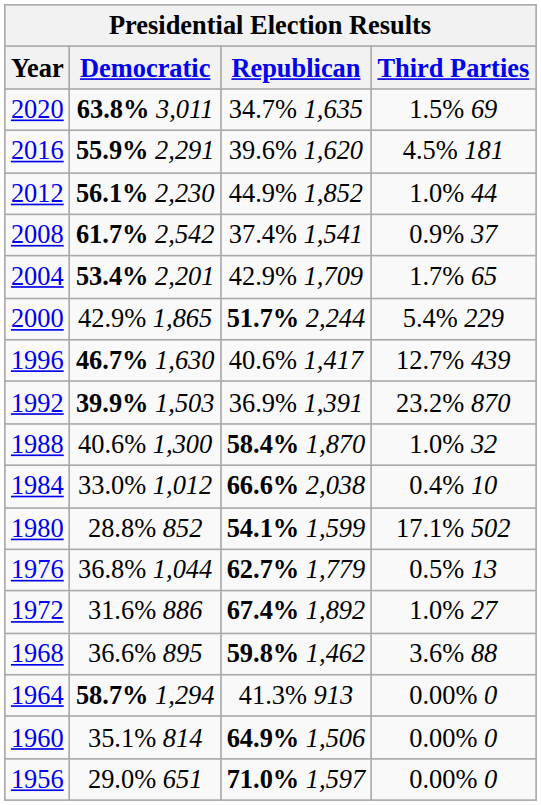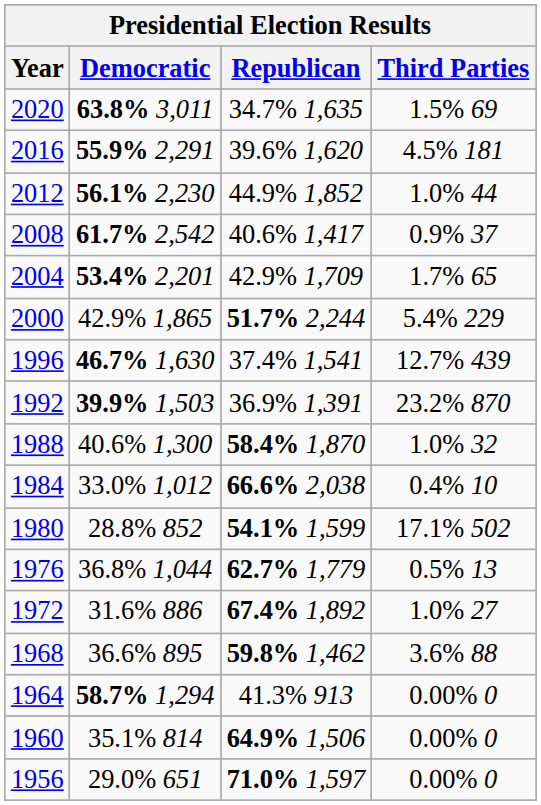(296, 234) 37.4% 1,541 -> (296, 234) 40.6% 1,417
(296, 360) 40.6% 1,417 -> (296, 360) 37.4% 1,541
